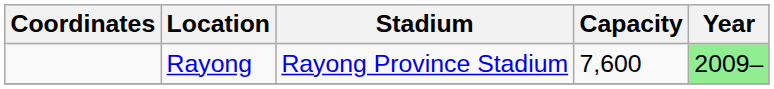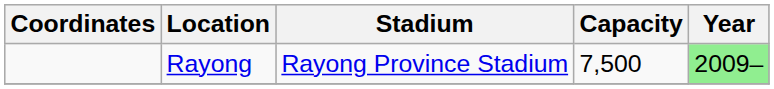(611, 63) 7,600 -> (611, 63) 7,500
